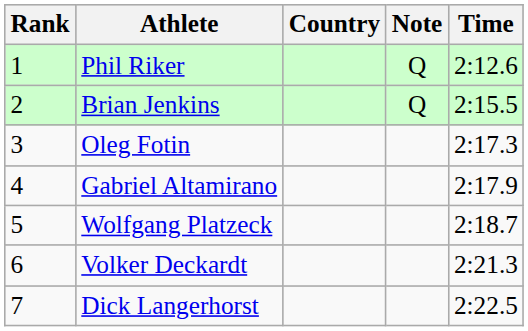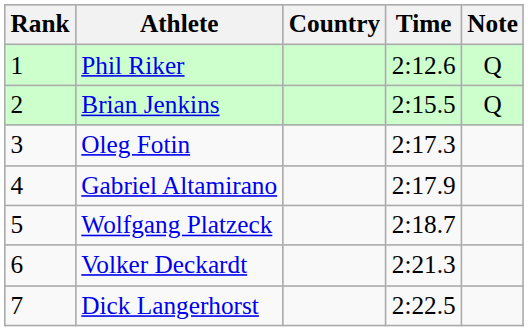columns swapped: (486, 24) <-> (417, 24)
